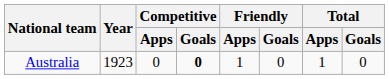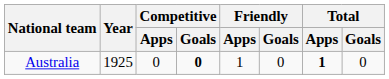(118, 62) 1923 -> (118, 62) 1925
(322, 62) normal -> (322, 62) bold
